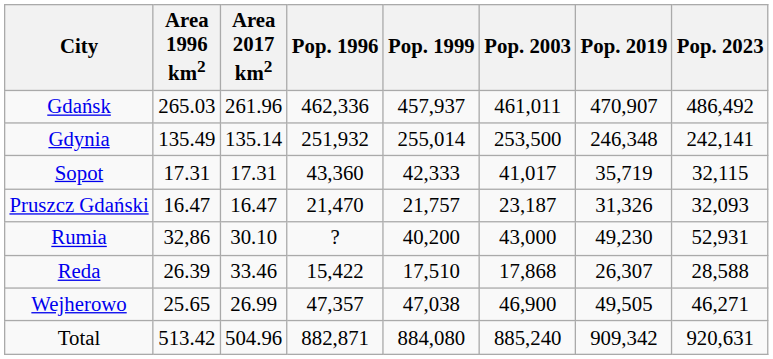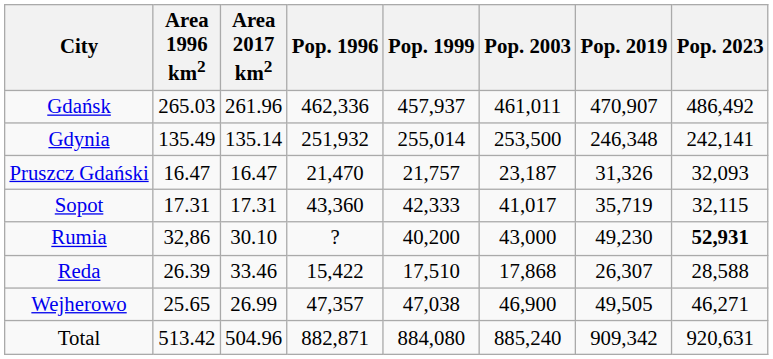rows swapped: (79, 172) <-> (79, 205)
(720, 238) normal -> (720, 238) bold
